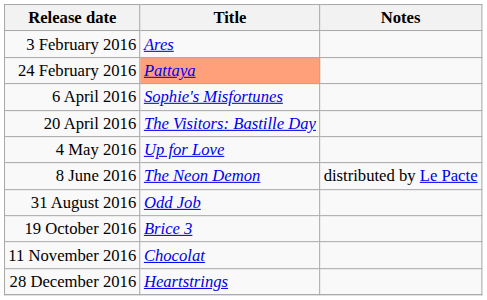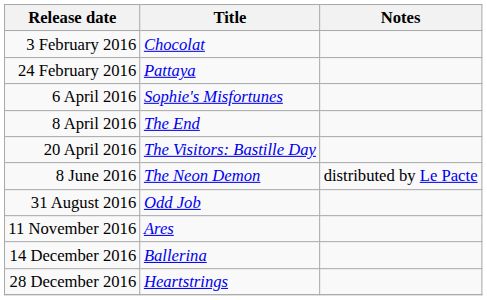(159, 44) Ares -> (174, 44) Chocolat
(170, 70) lightsalmon background -> (170, 70) no background
+ row: (94, 123)
- row: (96, 149)
- row: (80, 228)
(174, 255) Chocolat -> (159, 228) Ares
+ row: (73, 255)
